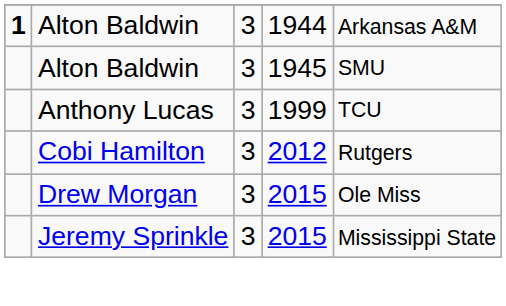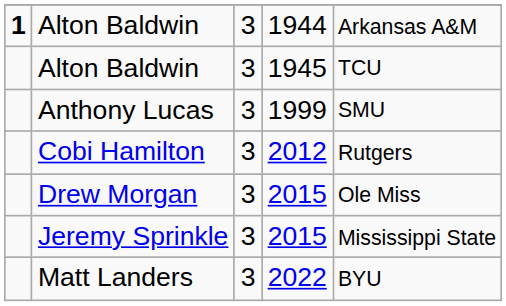(362, 68) SMU -> (360, 68) TCU
(360, 110) TCU -> (362, 110) SMU
+ row: (115, 278)
